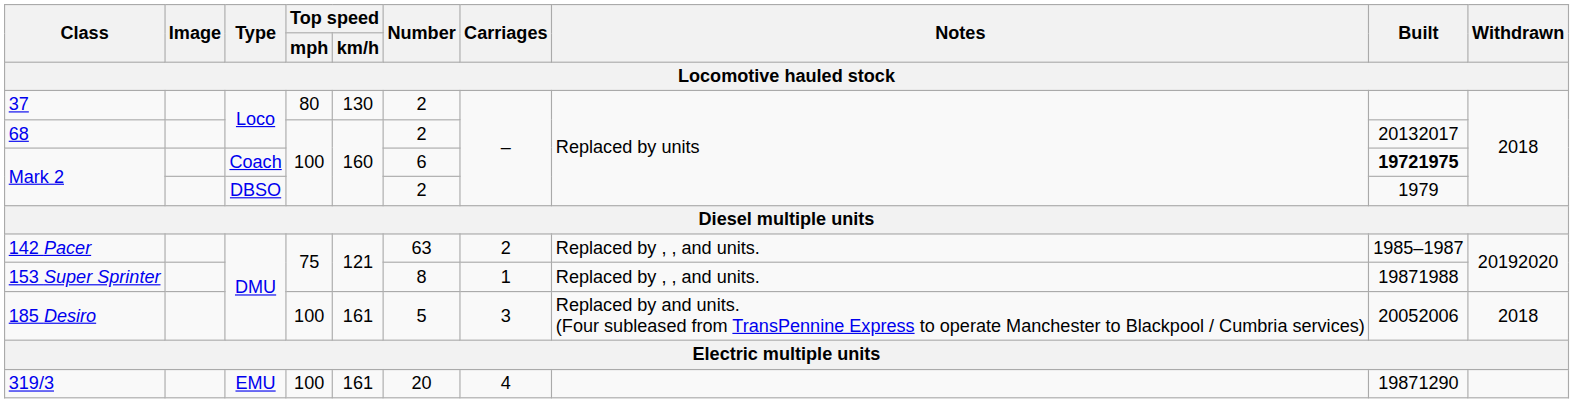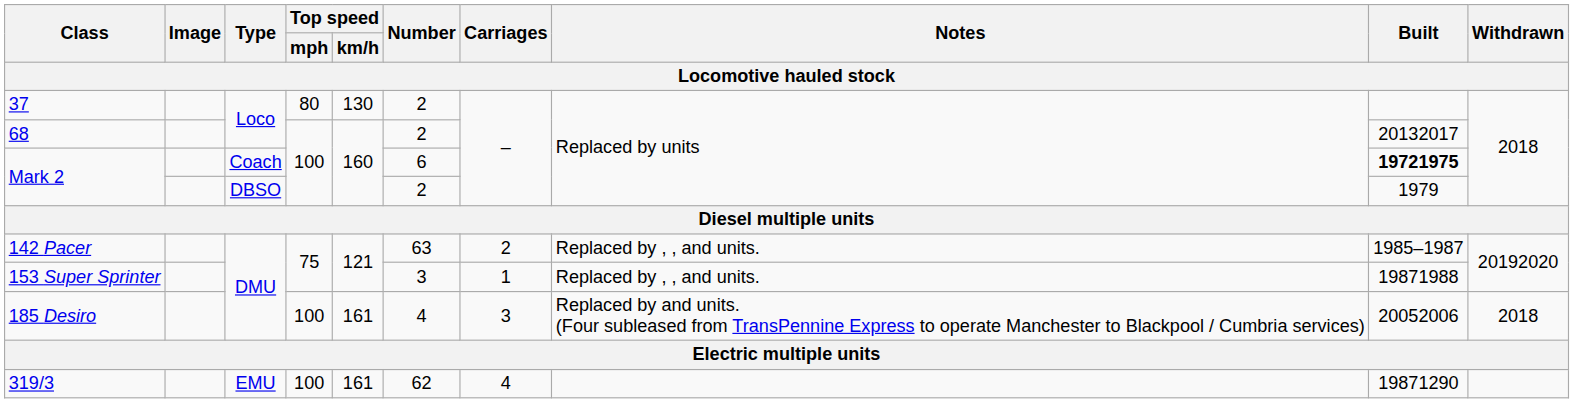(422, 276) 8 -> (422, 276) 3
(422, 315) 5 -> (422, 315) 4
(422, 383) 20 -> (422, 383) 62
